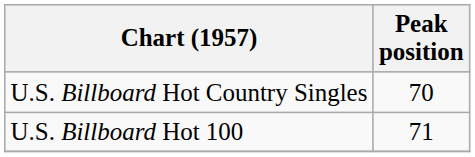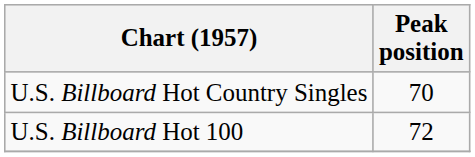(421, 131) 71 -> (421, 131) 72
